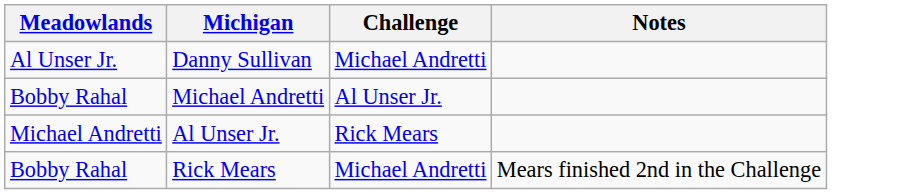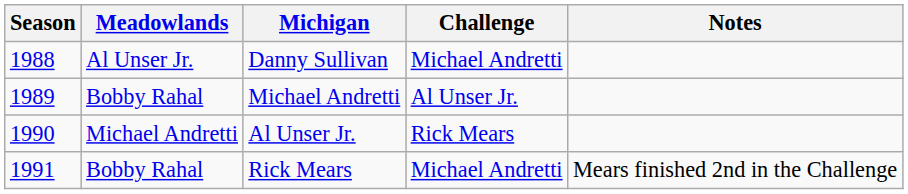+ column: (43, 23)
